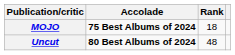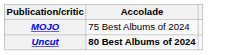- column: (212, 12)
(142, 27) bold -> (139, 27) normal
